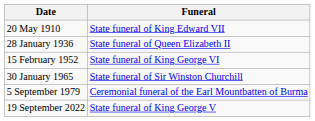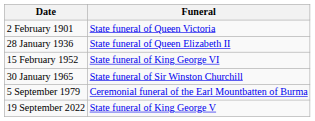+ row: (40, 28)
- row: (34, 28)
